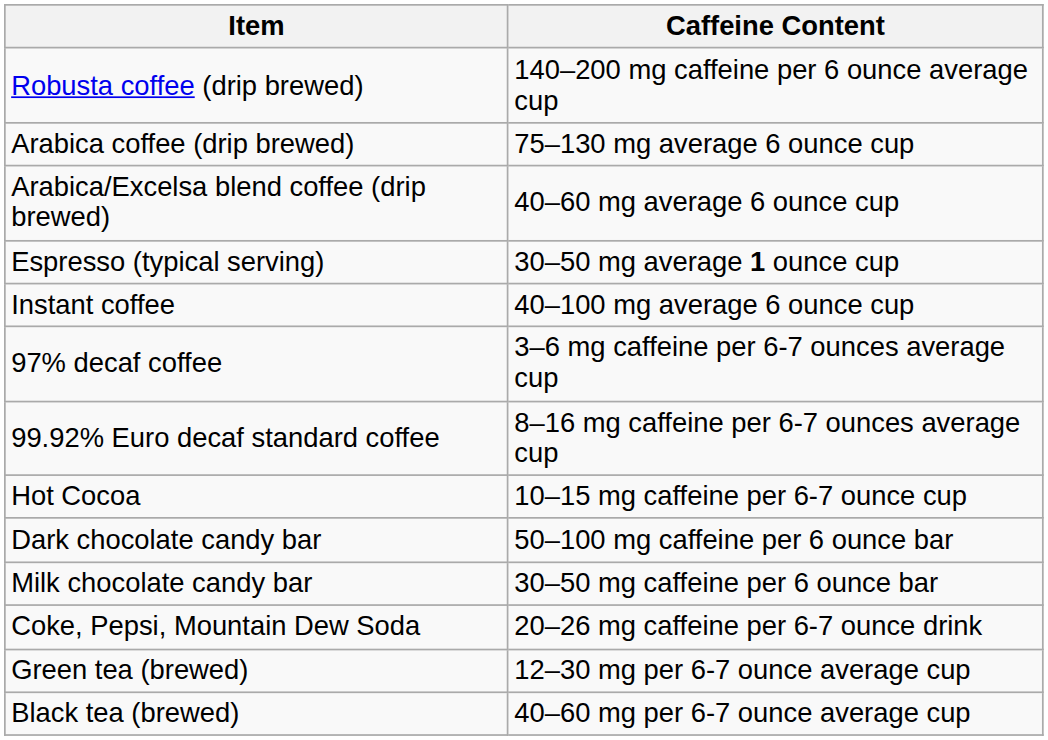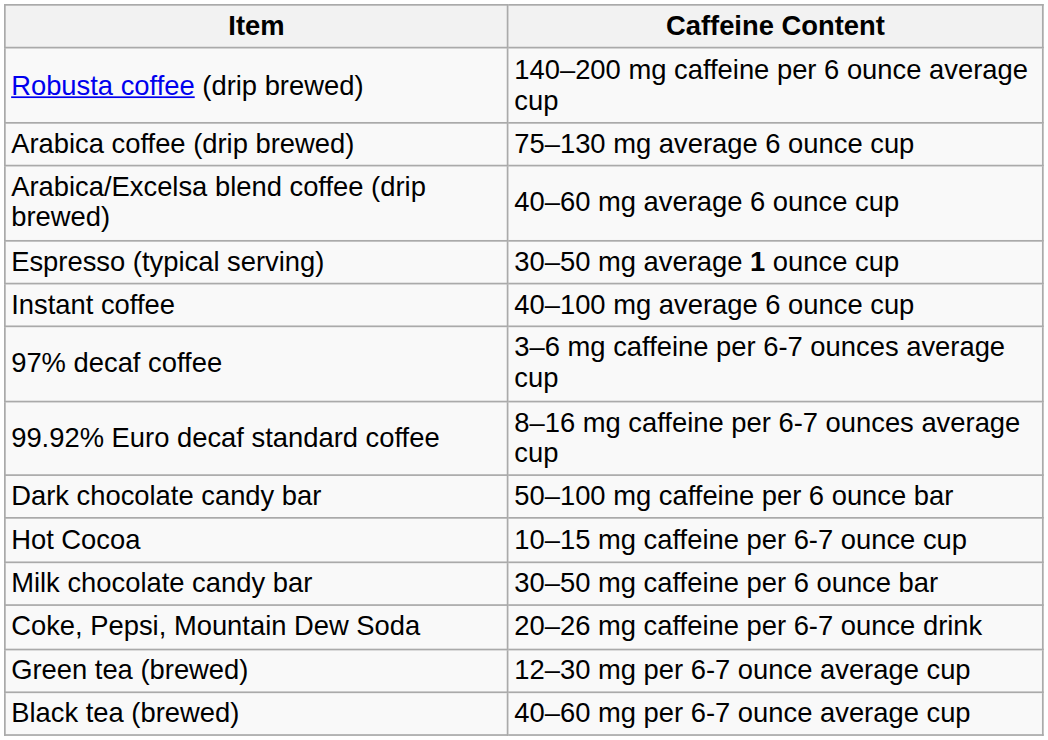rows swapped: (76, 496) <-> (166, 539)
